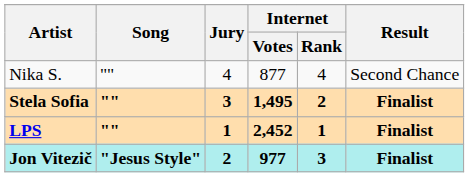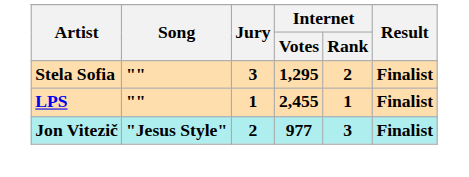- row: (36, 74)
(273, 102) 1,495 -> (299, 74) 1,295
(273, 130) 2,452 -> (299, 102) 2,455
